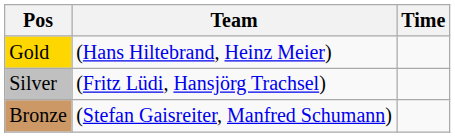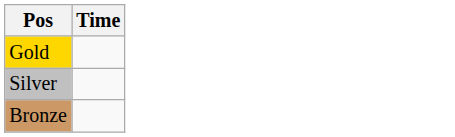- column: (234, 20)
